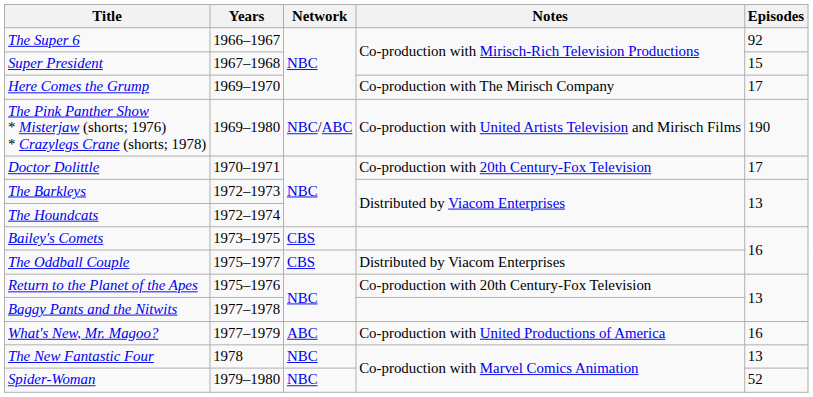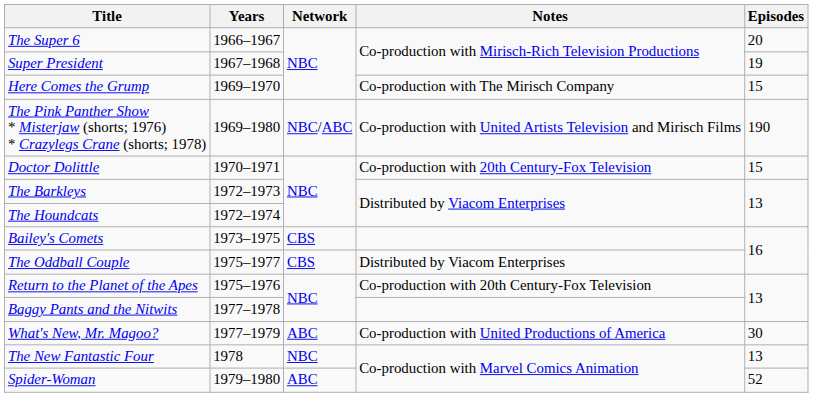(755, 39) 92 -> (755, 39) 20
(755, 63) 15 -> (755, 63) 19
(755, 87) 17 -> (755, 87) 15
(755, 167) 17 -> (755, 167) 15
(755, 332) 16 -> (755, 332) 30
(302, 380) NBC -> (302, 380) ABC
